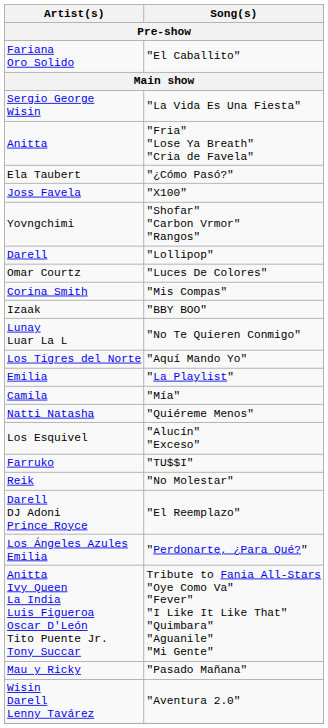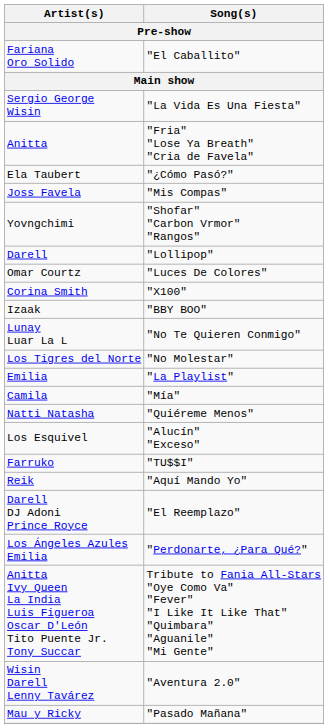(167, 193) "X100" -> (187, 193) "Mis Compas"
(187, 291) "Mis Compas" -> (167, 291) "X100"
(197, 359) "Aquí Mando Yo" -> (190, 359) "No Molestar"
(190, 481) "No Molestar" -> (197, 481) "Aquí Mando Yo"
rows swapped: (44, 670) <-> (51, 701)
